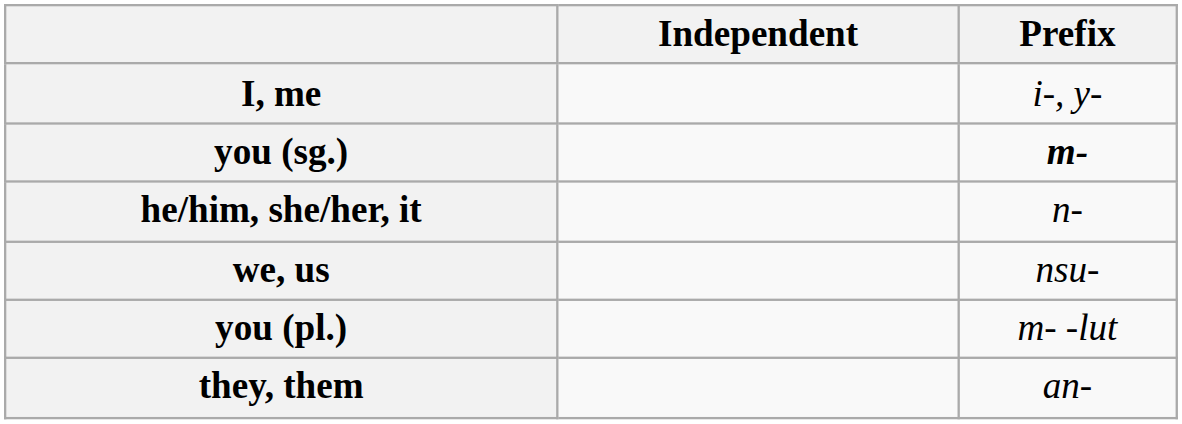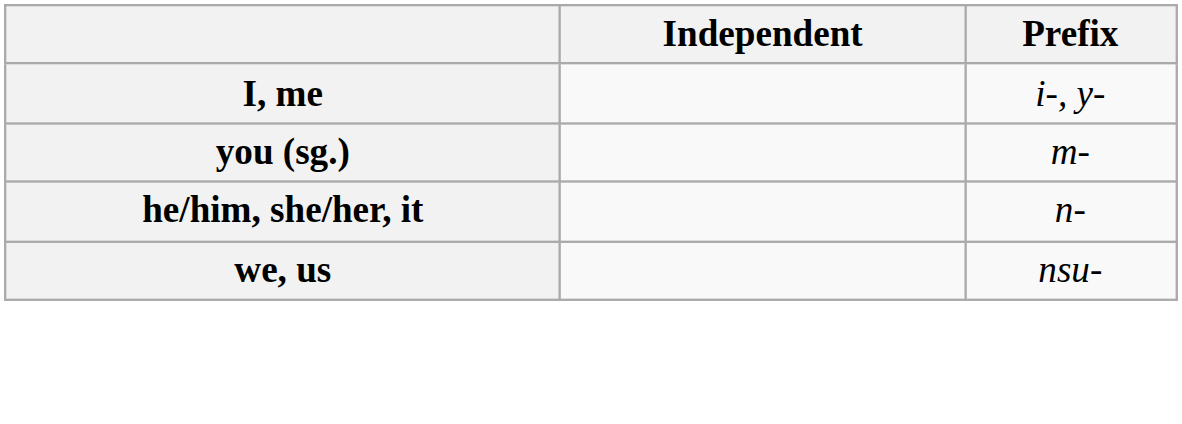(1067, 151) bold -> (1070, 151) normal
- row: (281, 328)
- row: (281, 387)
